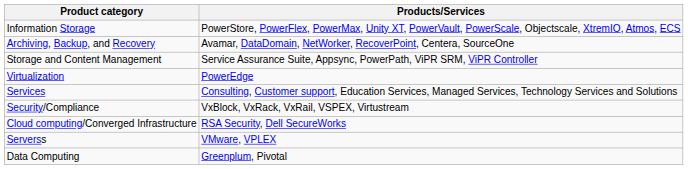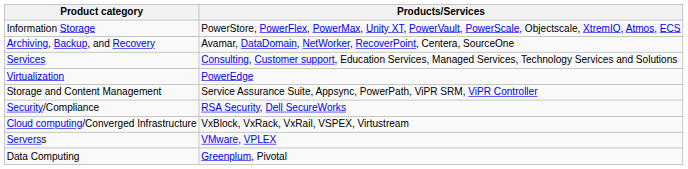rows swapped: (84, 60) <-> (26, 92)
(305, 108) VxBlock, VxRack, VxRail, VSPEX, Virtustream -> (274, 108) RSA Security, Dell SecureWorks
(274, 124) RSA Security, Dell SecureWorks -> (305, 124) VxBlock, VxRack, VxRail, VSPEX, Virtustream
